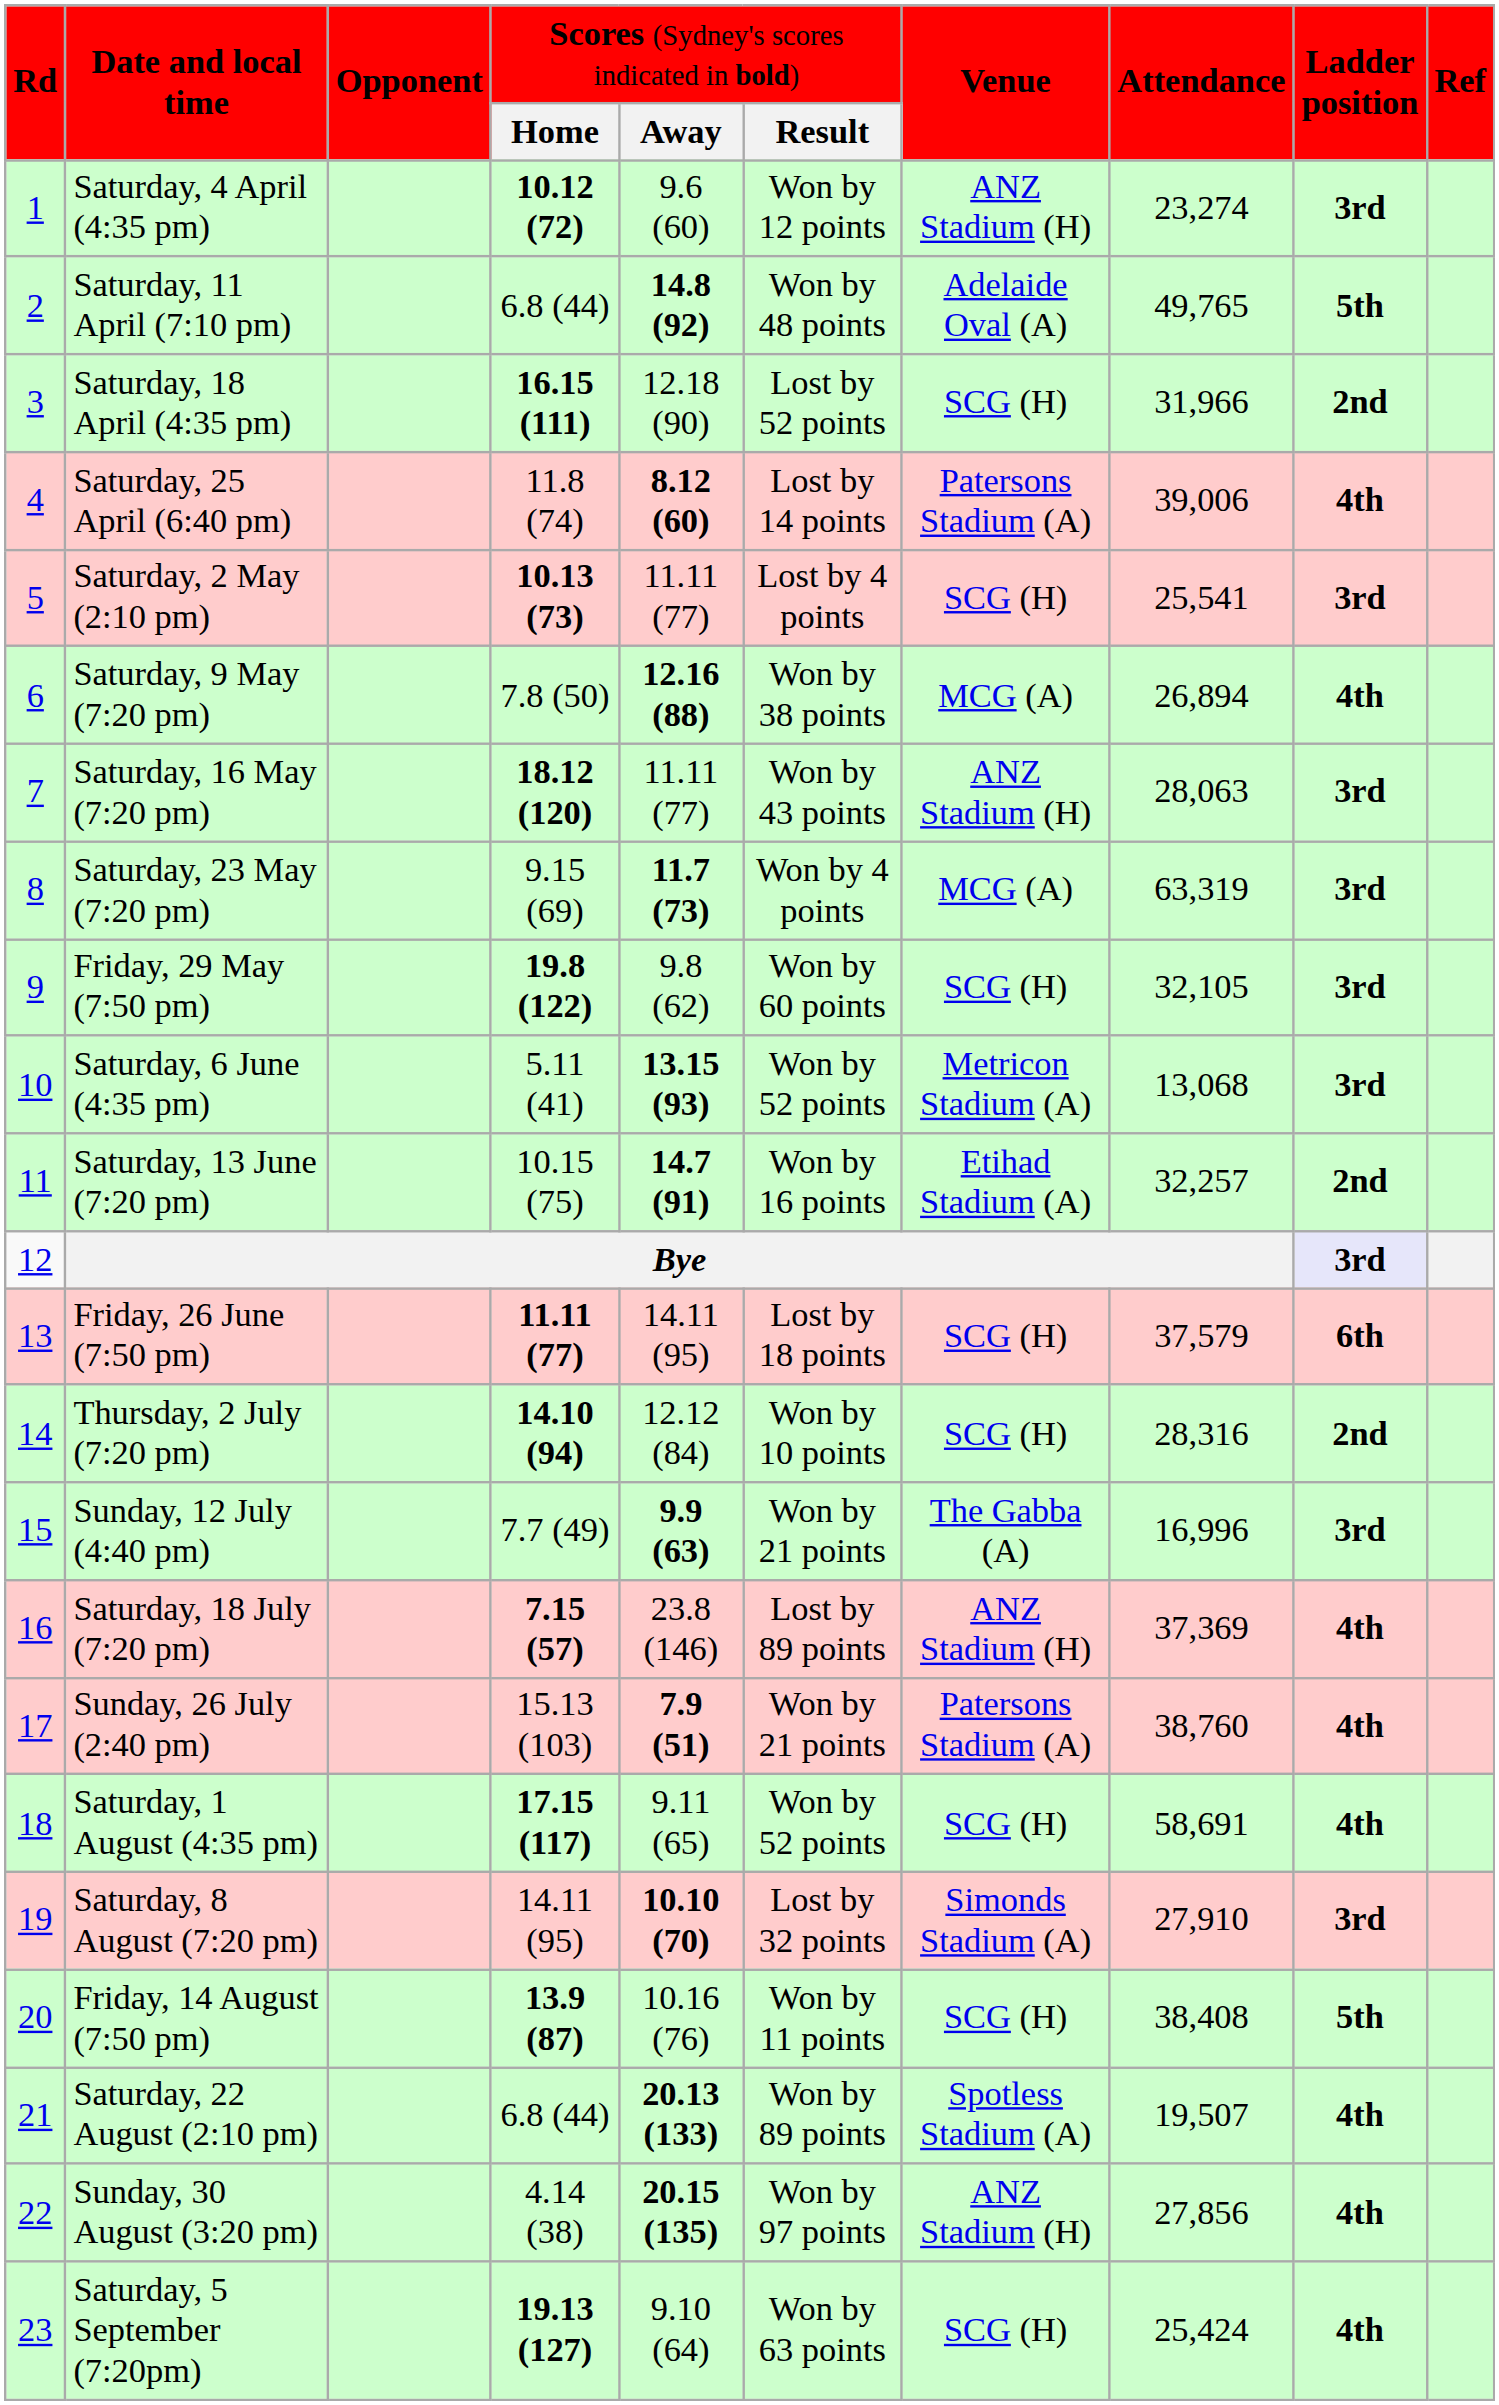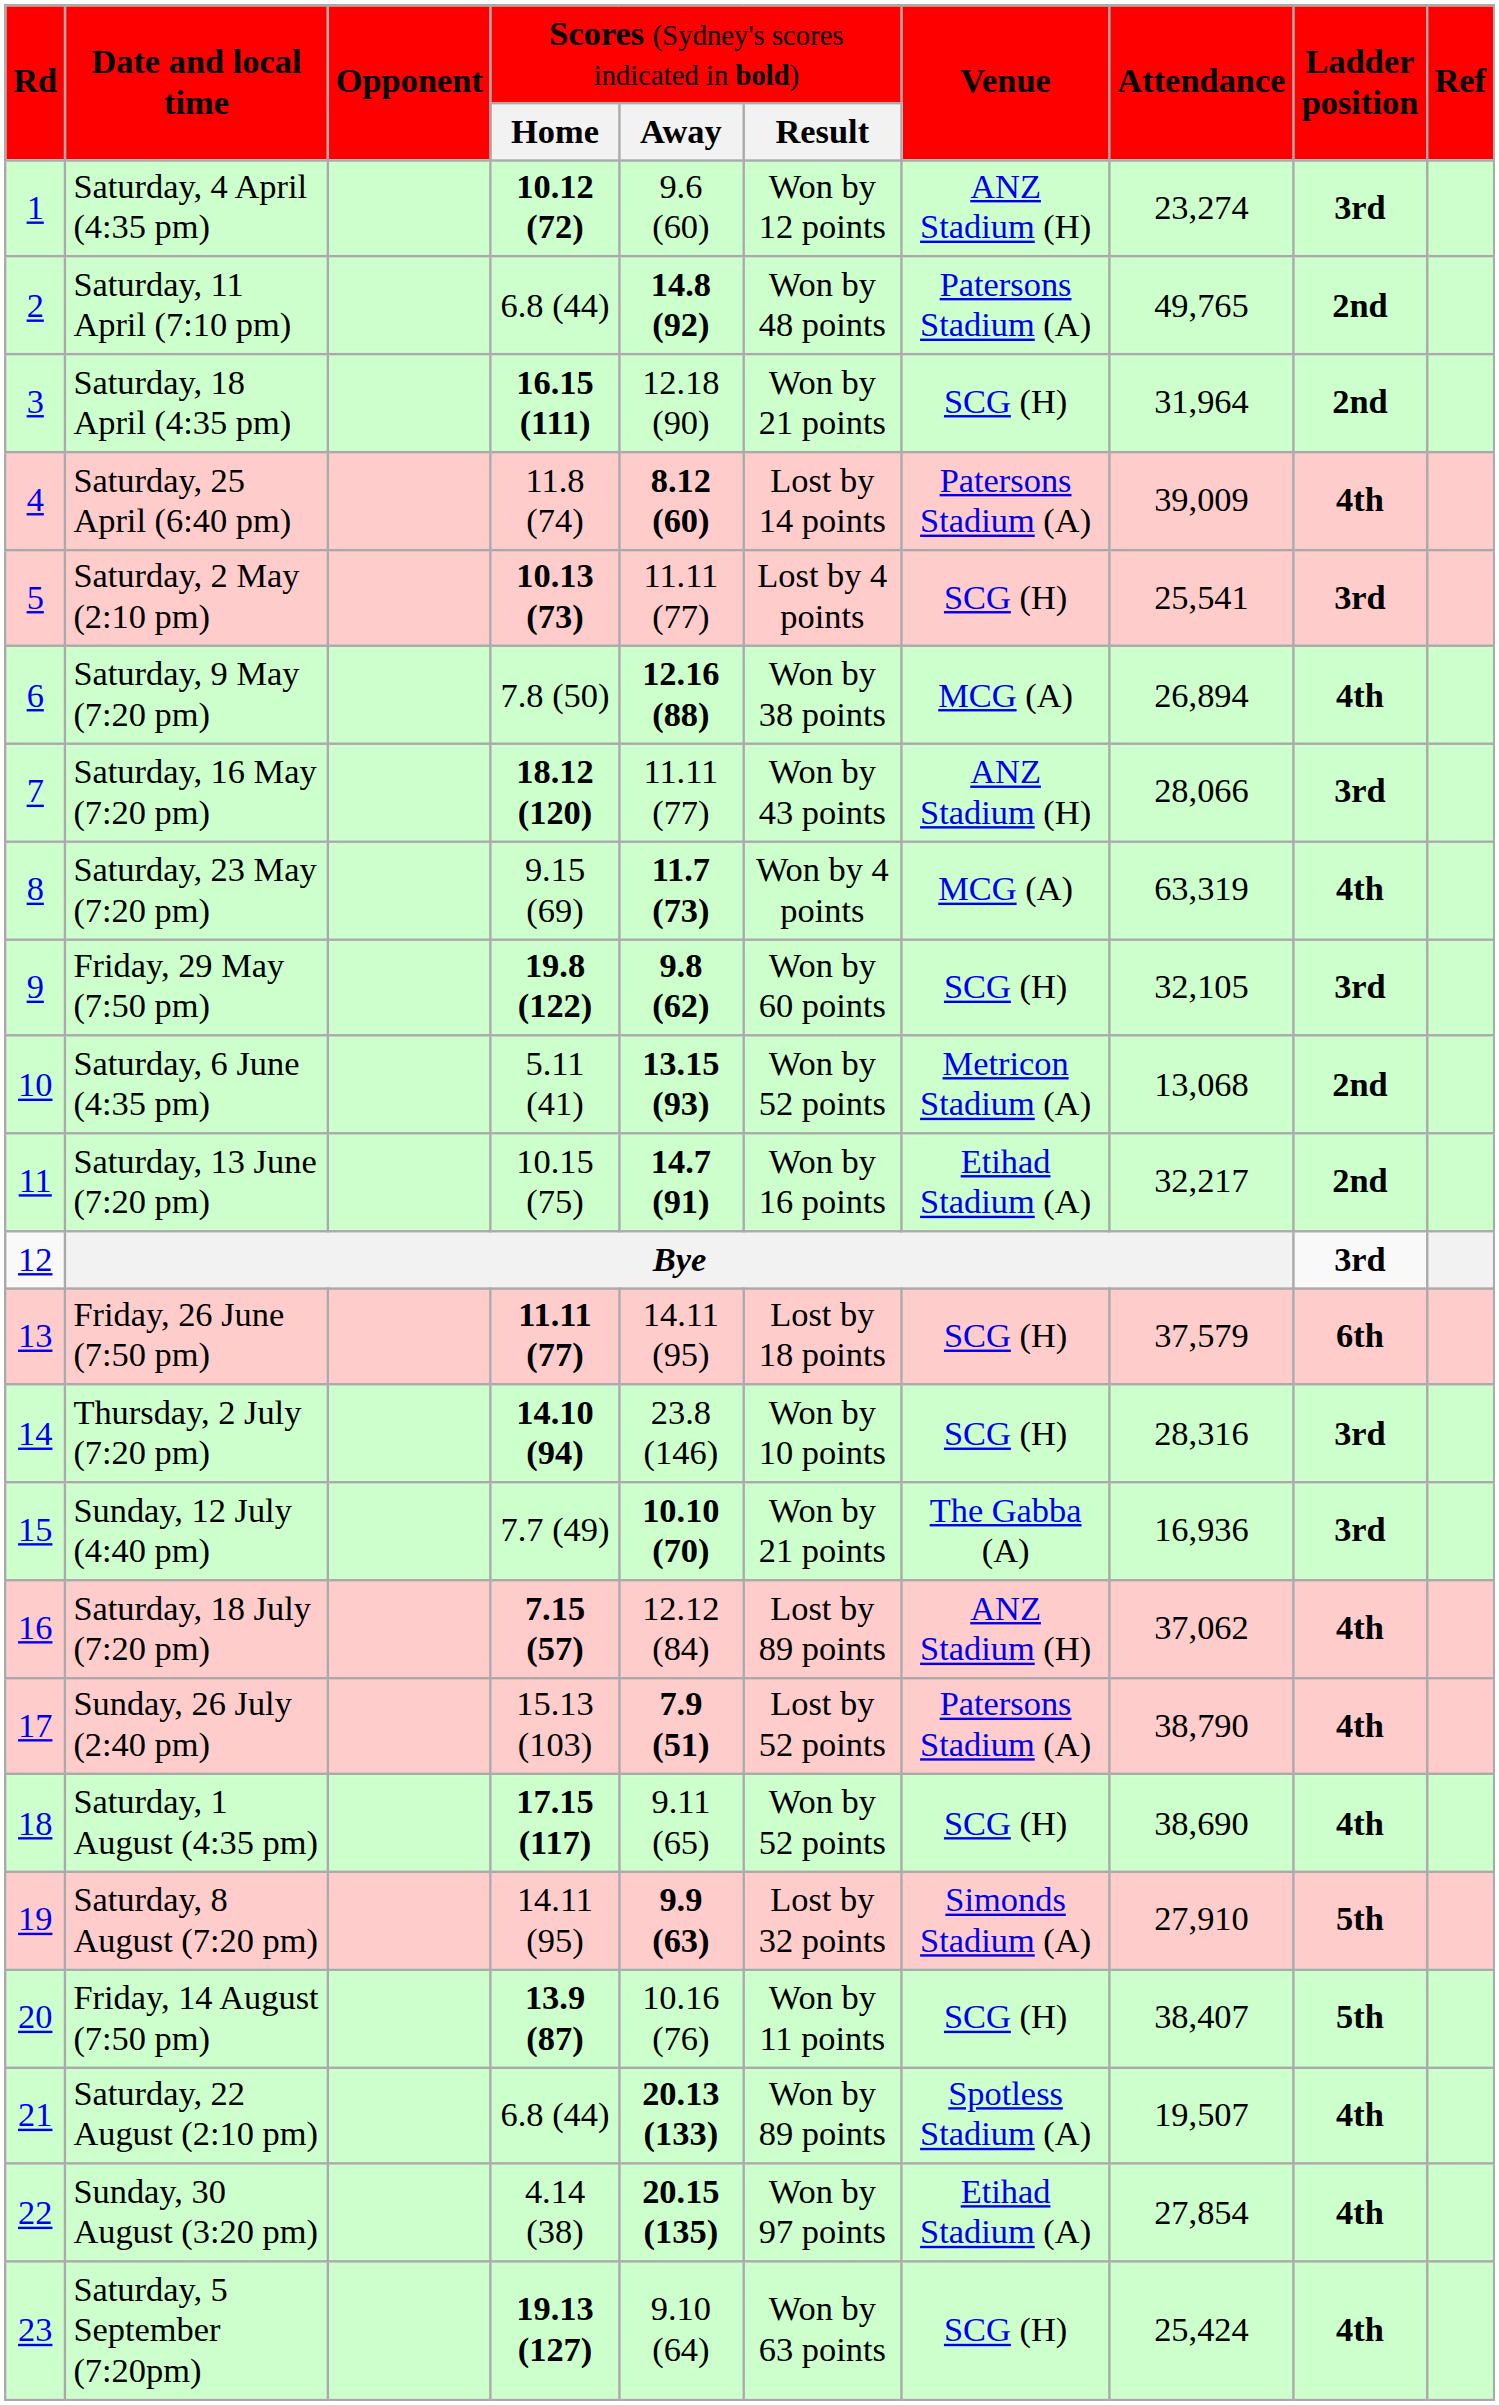(1006, 305) Adelaide Oval (A) -> (1006, 305) Patersons Stadium (A)
(1360, 305) 5th -> (1360, 305) 2nd
(822, 402) Lost by 52 points -> (822, 402) Won by 21 points
(1201, 402) 31,966 -> (1201, 402) 31,964
(1201, 499) 39,006 -> (1201, 499) 39,009
(1201, 792) 28,063 -> (1201, 792) 28,066
(1360, 889) 3rd -> (1360, 889) 4th
(681, 986) normal -> (681, 986) bold
(1360, 1084) 3rd -> (1360, 1084) 2nd
(1201, 1181) 32,257 -> (1201, 1181) 32,217
(1360, 1258) lavender background -> (1360, 1258) no background
(681, 1433) 12.12 (84) -> (681, 1433) 23.8 (146)
(1360, 1433) 2nd -> (1360, 1433) 3rd
(681, 1530) 9.9 (63) -> (681, 1530) 10.10 (70)
(1201, 1530) 16,996 -> (1201, 1530) 16,936
(681, 1627) 23.8 (146) -> (681, 1627) 12.12 (84)
(1201, 1627) 37,369 -> (1201, 1627) 37,062
(822, 1725) Won by 21 points -> (822, 1725) Lost by 52 points
(1201, 1725) 38,760 -> (1201, 1725) 38,790
(1201, 1822) 58,691 -> (1201, 1822) 38,690
(681, 1920) 10.10 (70) -> (681, 1920) 9.9 (63)
(1360, 1920) 3rd -> (1360, 1920) 5th
(1201, 2017) 38,408 -> (1201, 2017) 38,407
(1006, 2212) ANZ Stadium (H) -> (1006, 2212) Etihad Stadium (A)
(1201, 2212) 27,856 -> (1201, 2212) 27,854
